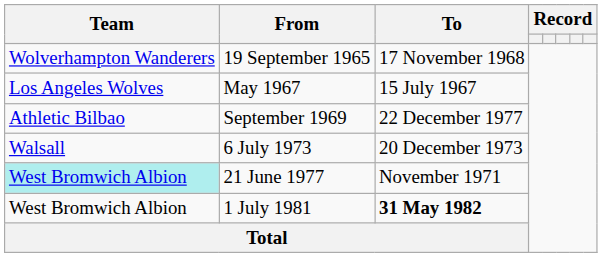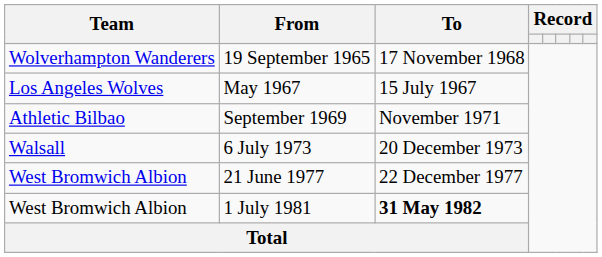(451, 118) 22 December 1977 -> (440, 118) November 1971
(98, 177) paleturquoise background -> (98, 177) no background
(440, 177) November 1971 -> (451, 177) 22 December 1977
